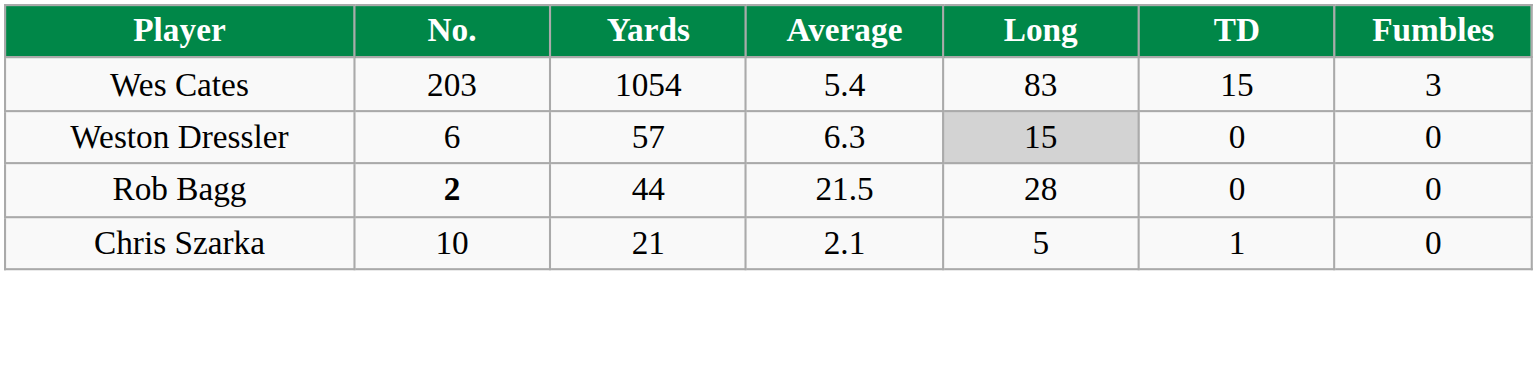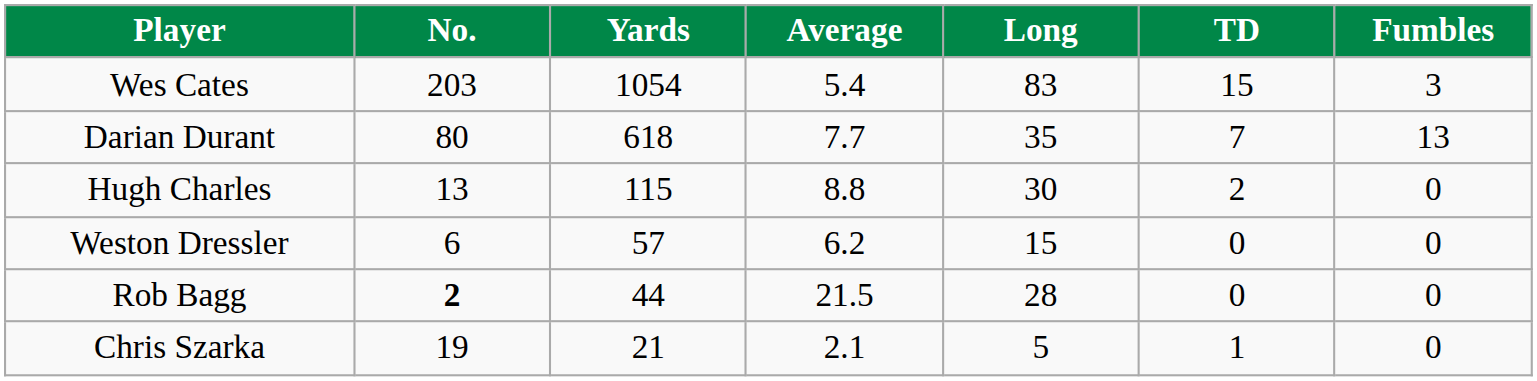+ row: (179, 136)
+ row: (179, 189)
(845, 136) 6.3 -> (845, 242) 6.2
(1041, 136) lightgrey background -> (1041, 242) no background
(452, 242) 10 -> (452, 347) 19
